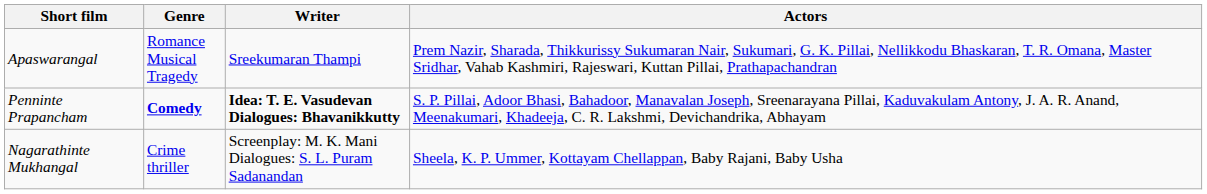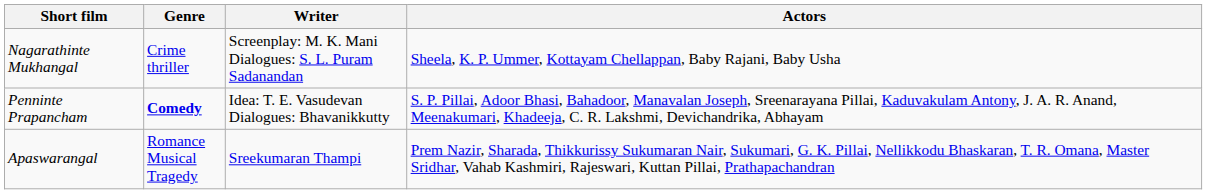rows swapped: (49, 158) <-> (53, 58)
(314, 108) bold -> (309, 108) normal
